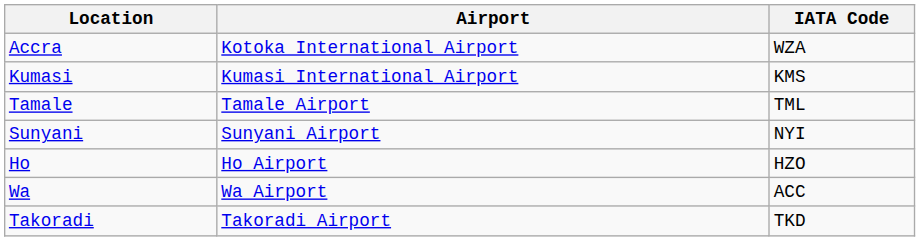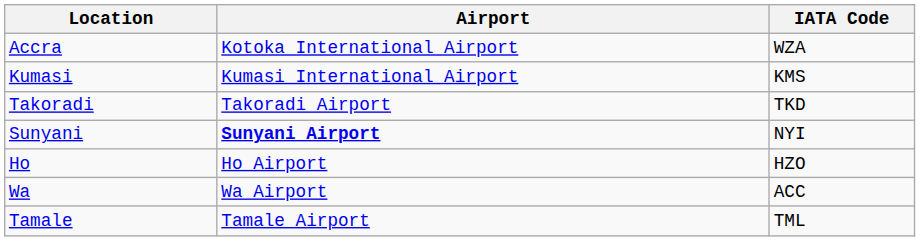rows swapped: (51, 221) <-> (41, 106)
(301, 134) normal -> (301, 134) bold
